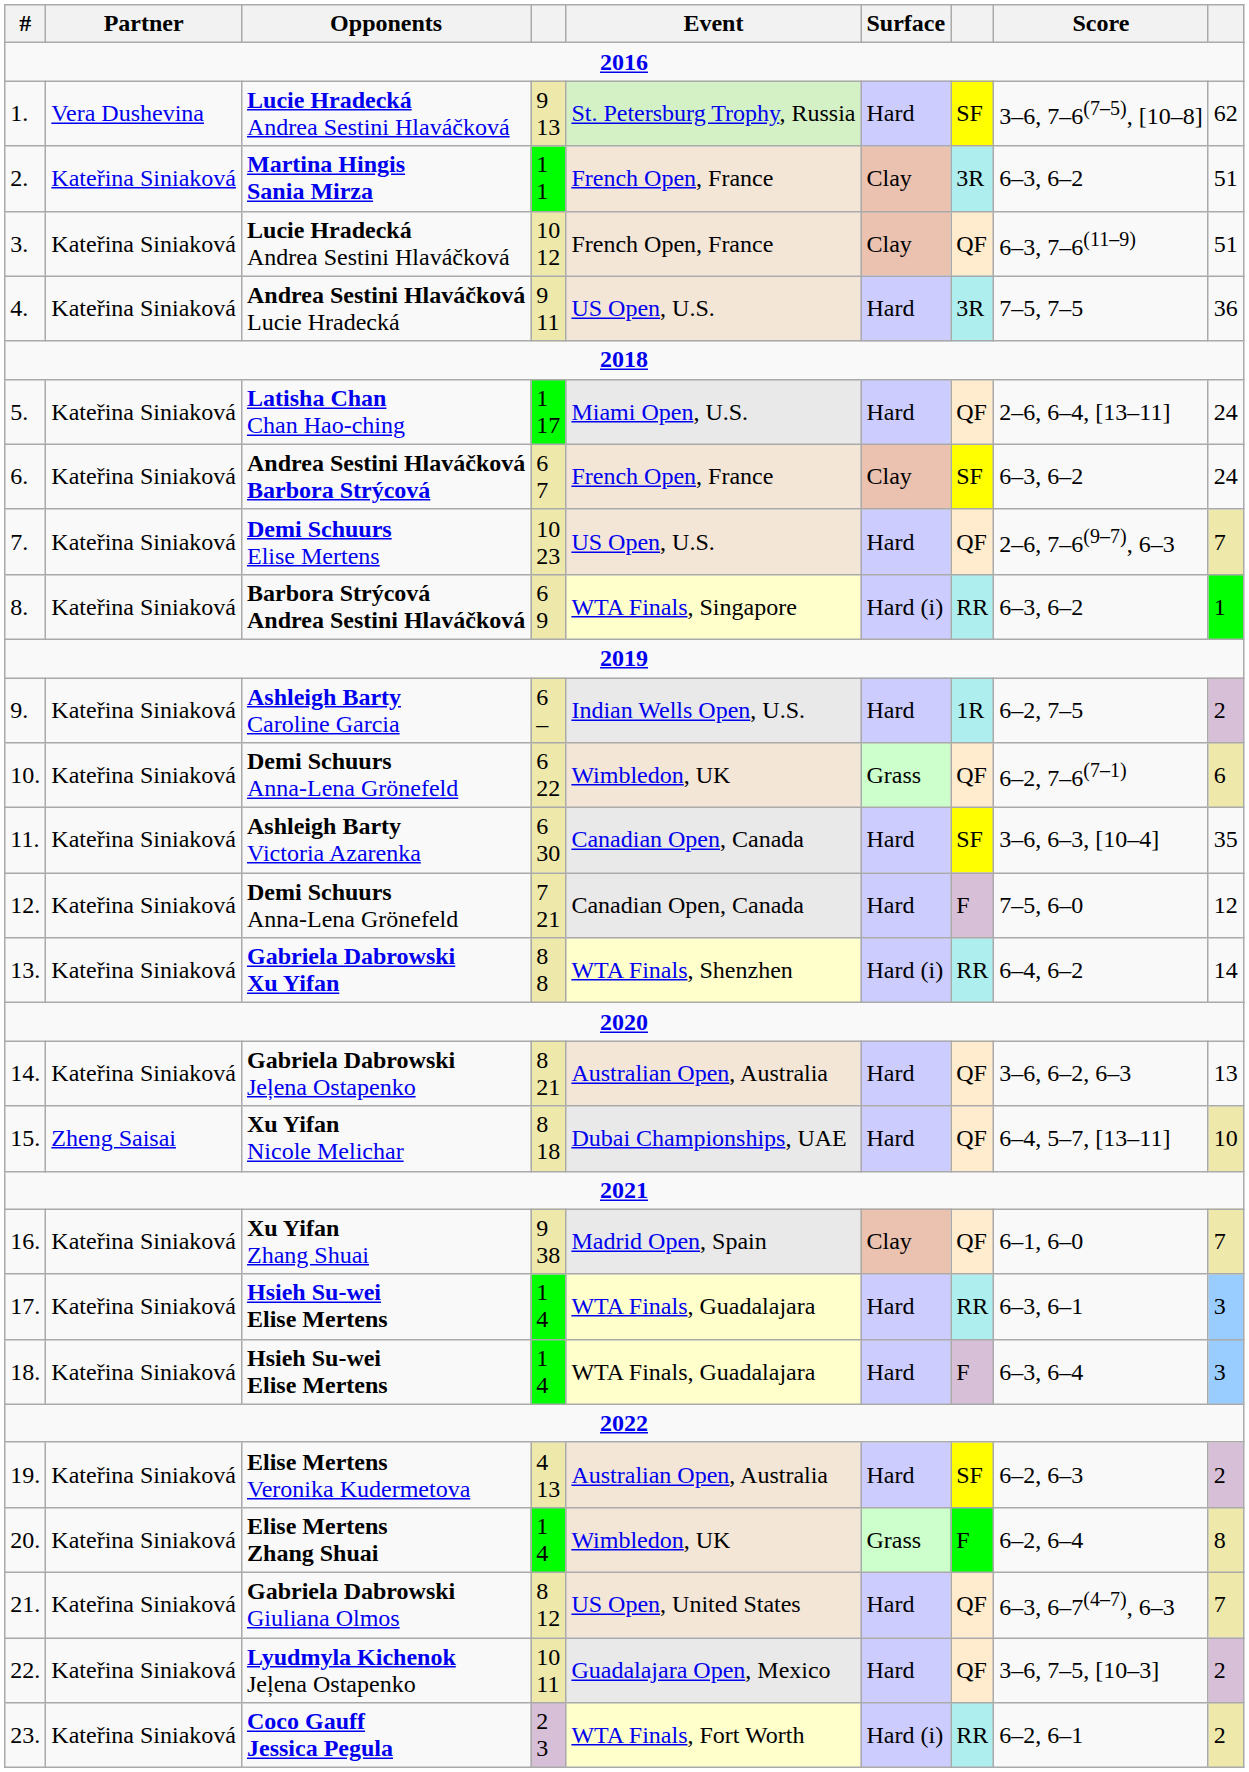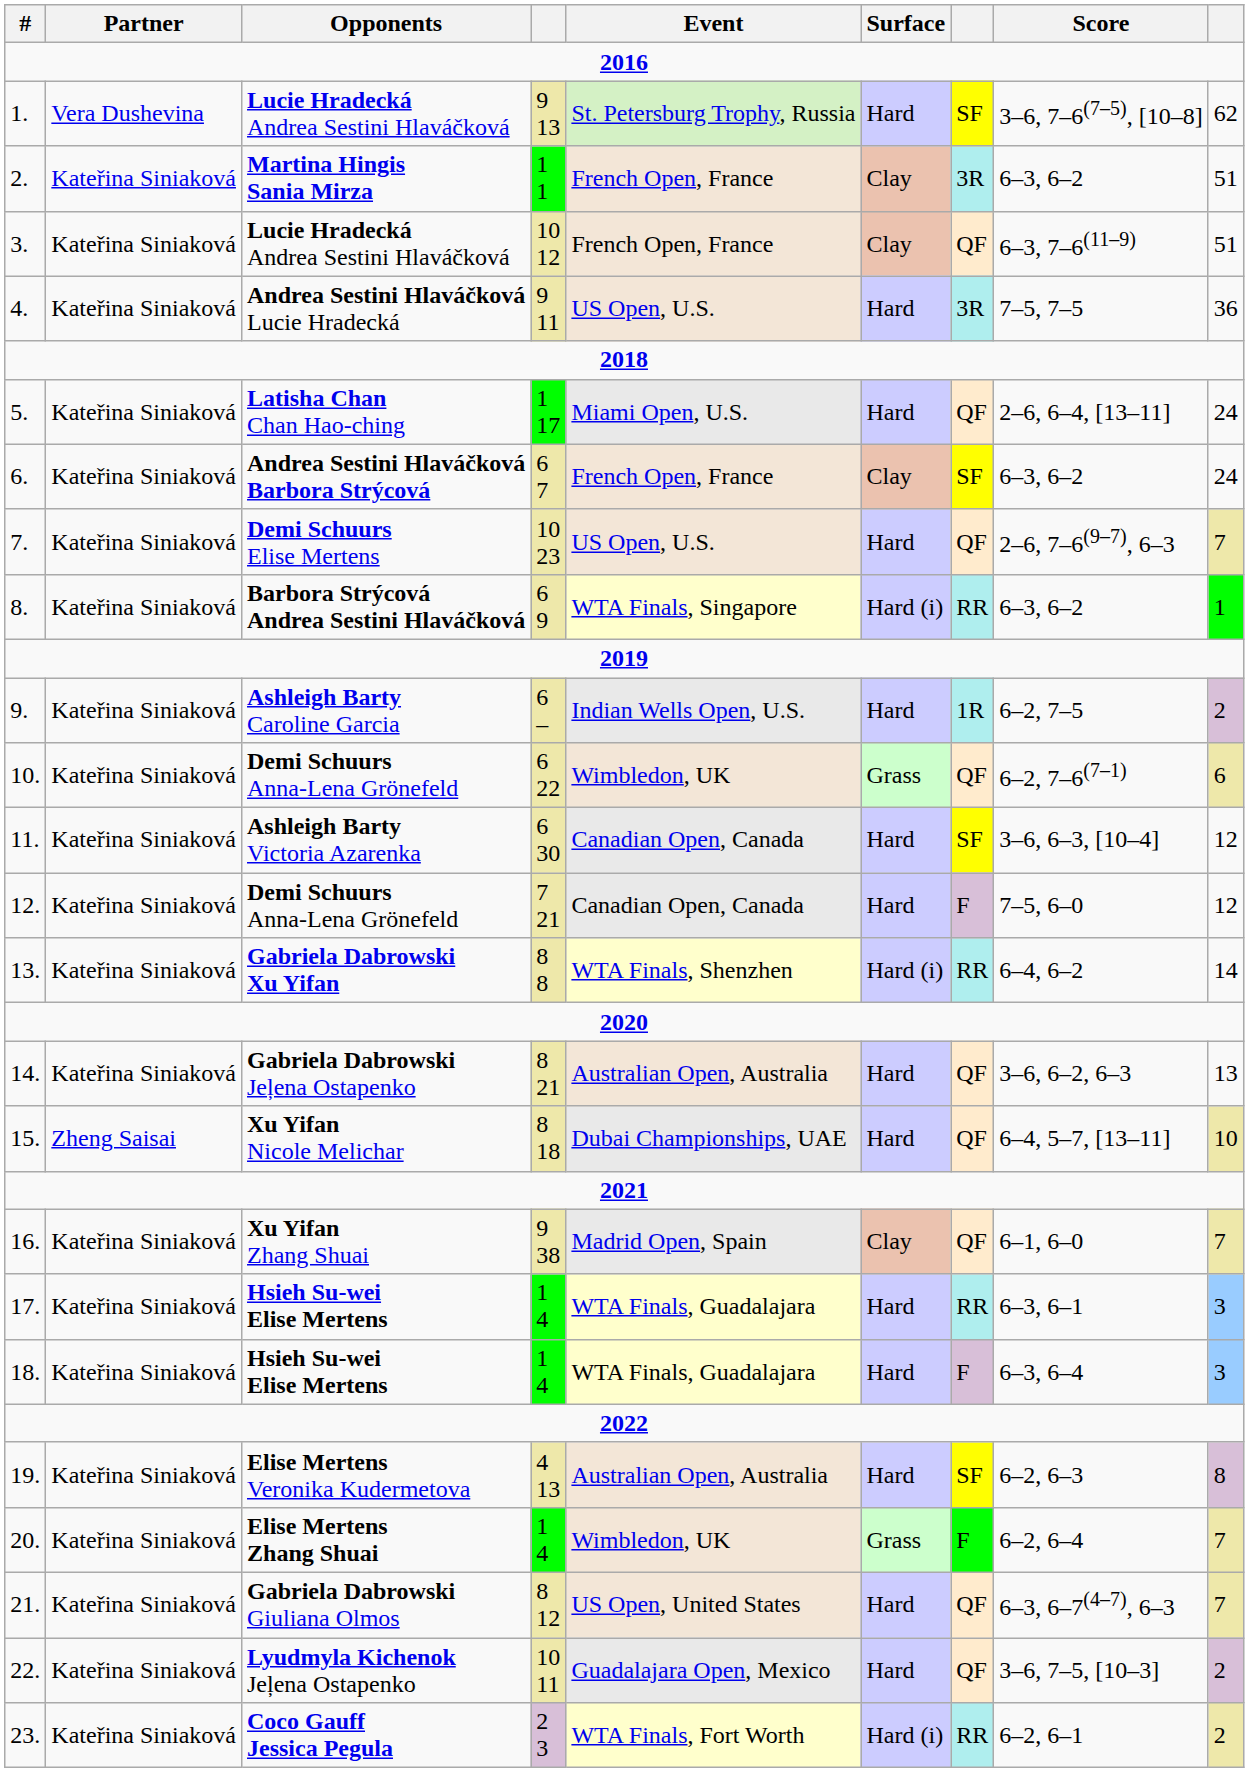(1226, 839) 35 -> (1226, 839) 12
(1220, 1474) 2 -> (1220, 1474) 8
(1220, 1539) 8 -> (1220, 1539) 7
